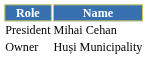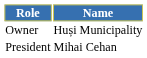rows swapped: (22, 47) <-> (28, 30)
